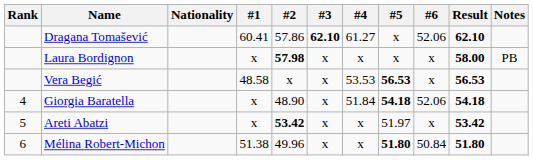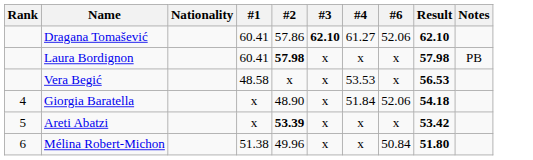- column: (396, 15)
(254, 58) x -> (254, 58) 60.41
(470, 58) 58.00 -> (434, 58) 57.98
(290, 123) 53.42 -> (290, 123) 53.39
